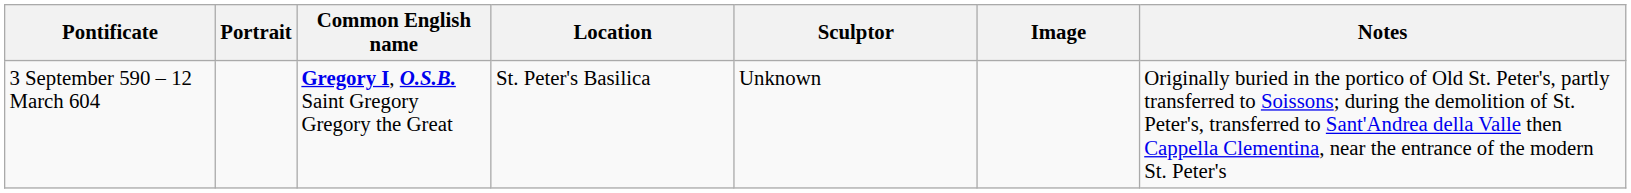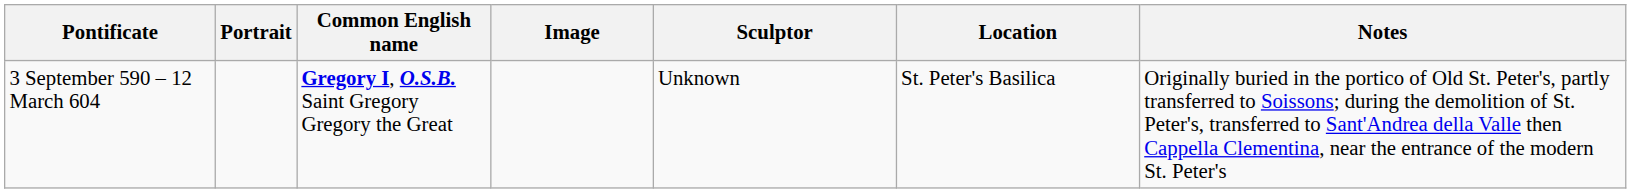columns swapped: (1058, 32) <-> (613, 32)
